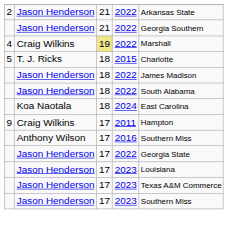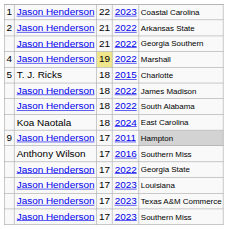+ row: (9, 12)
(46, 43) Craig Wilkins -> (56, 59) Jason Henderson
(46, 122) Craig Wilkins -> (56, 138) Jason Henderson
(157, 122) no background -> (157, 138) lightgrey background
